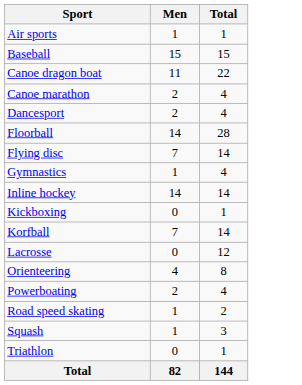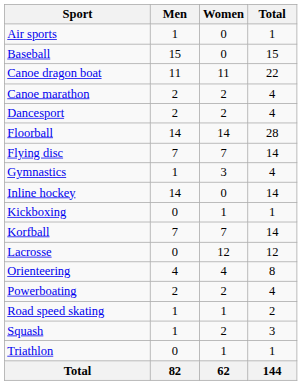+ column: (224, 14)
